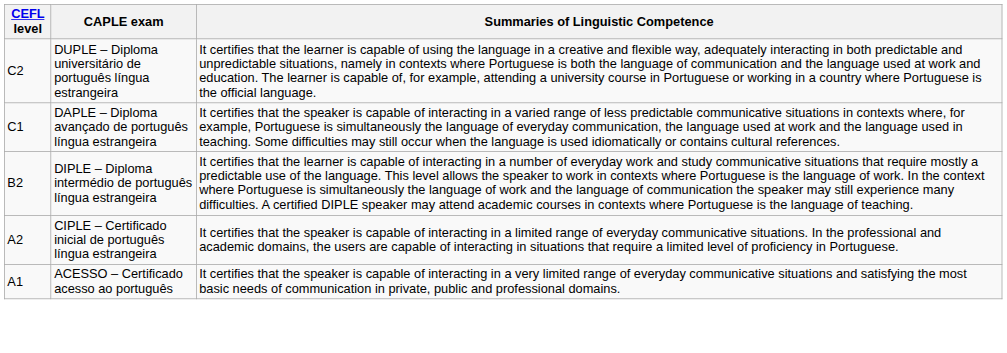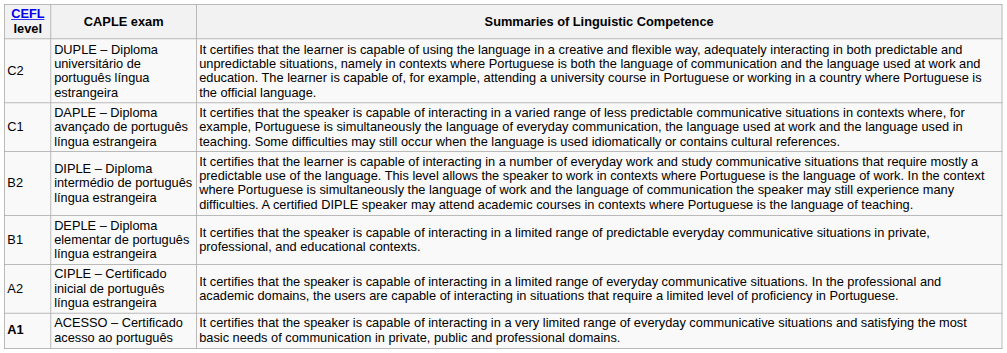+ row: (122, 239)
(15, 281) normal -> (16, 330) bold
